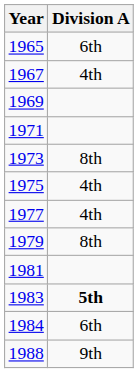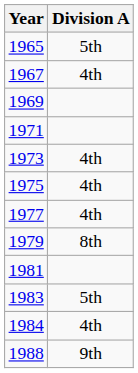(91, 46) 6th -> (91, 46) 5th
(91, 158) 8th -> (91, 158) 4th
(91, 297) bold -> (91, 297) normal
(91, 325) 6th -> (91, 325) 4th
